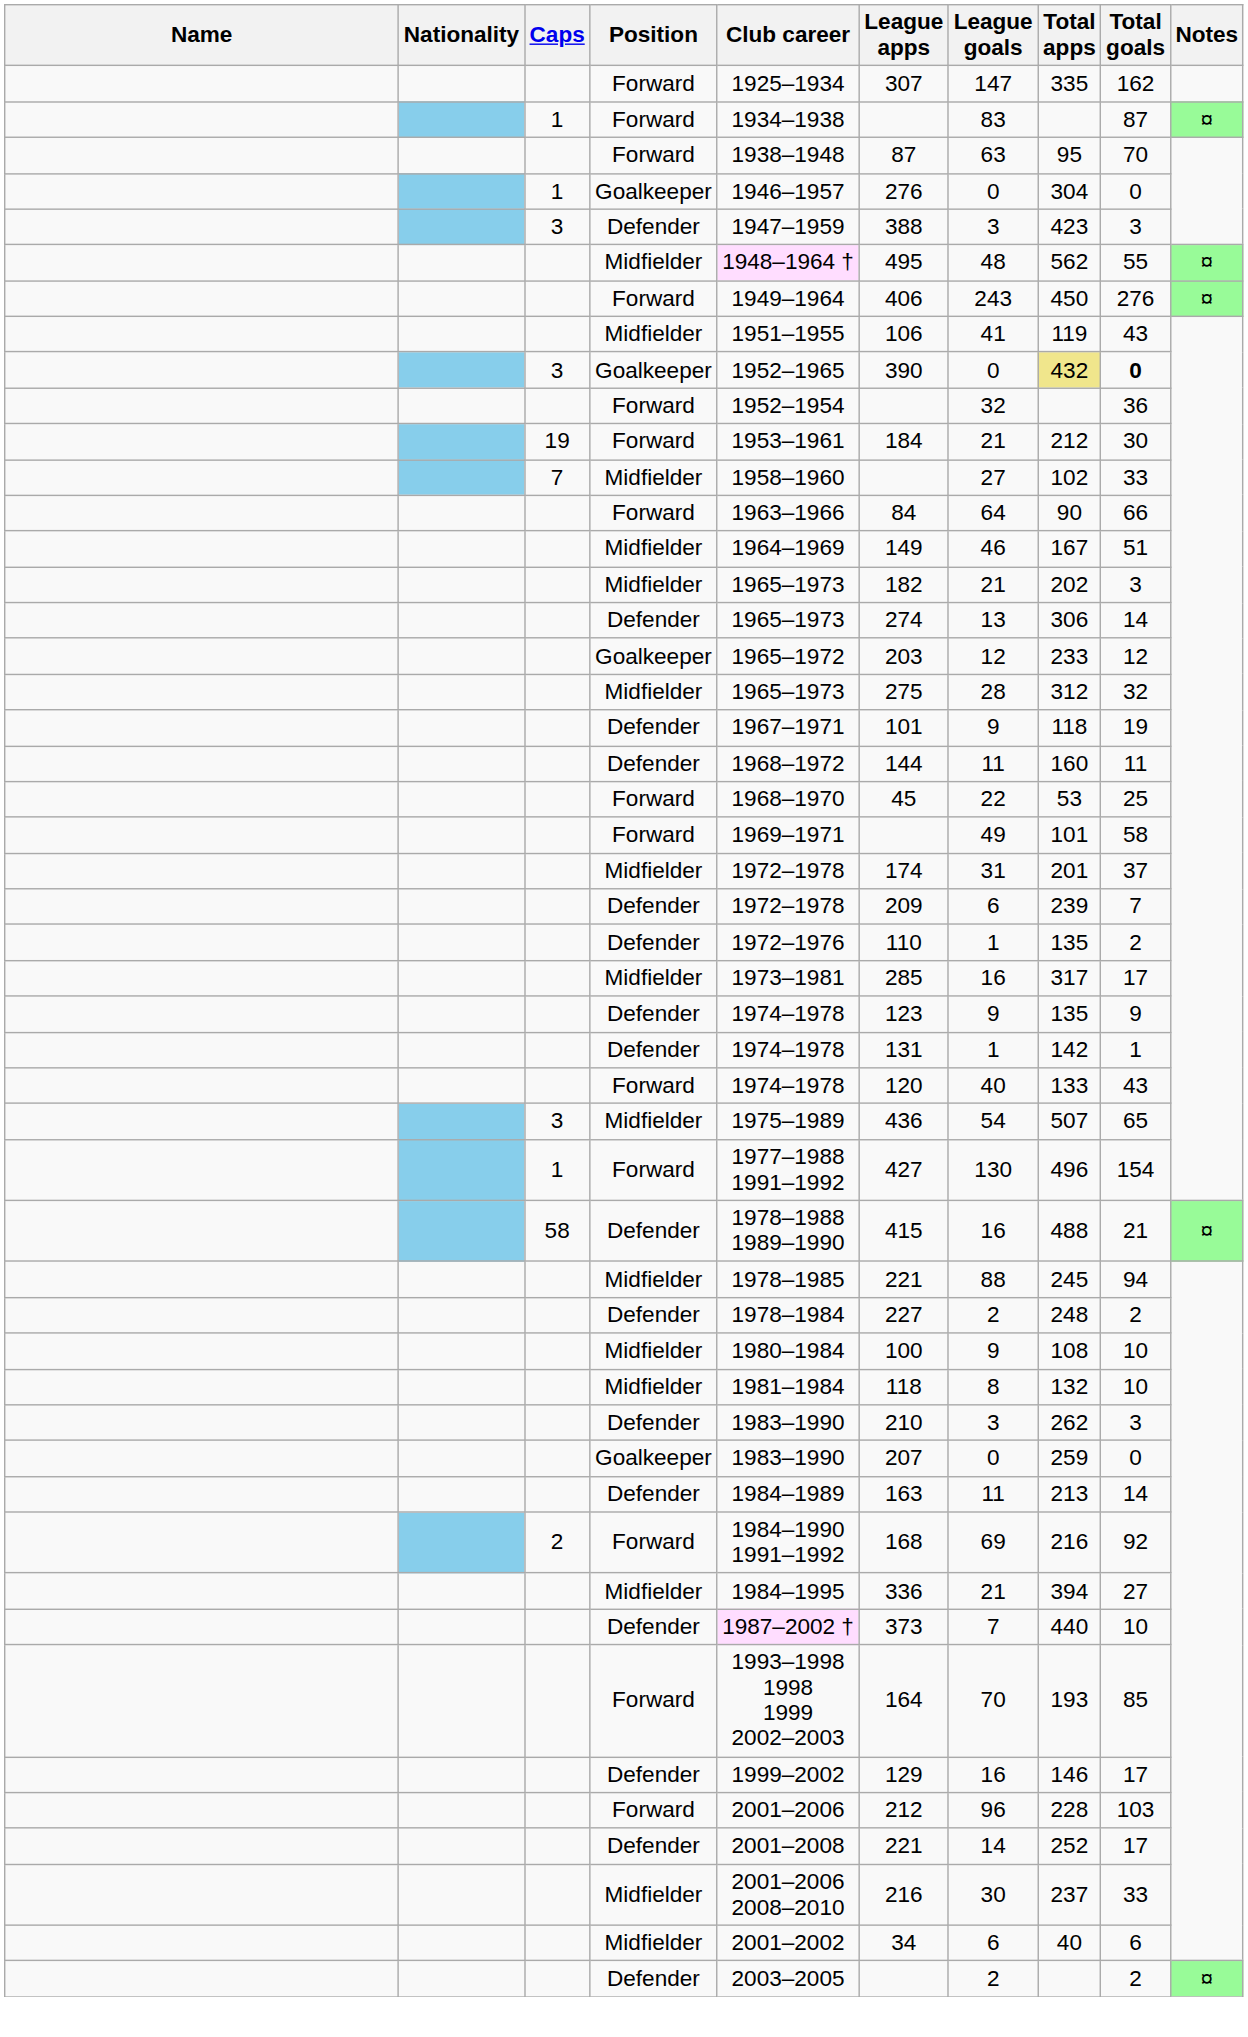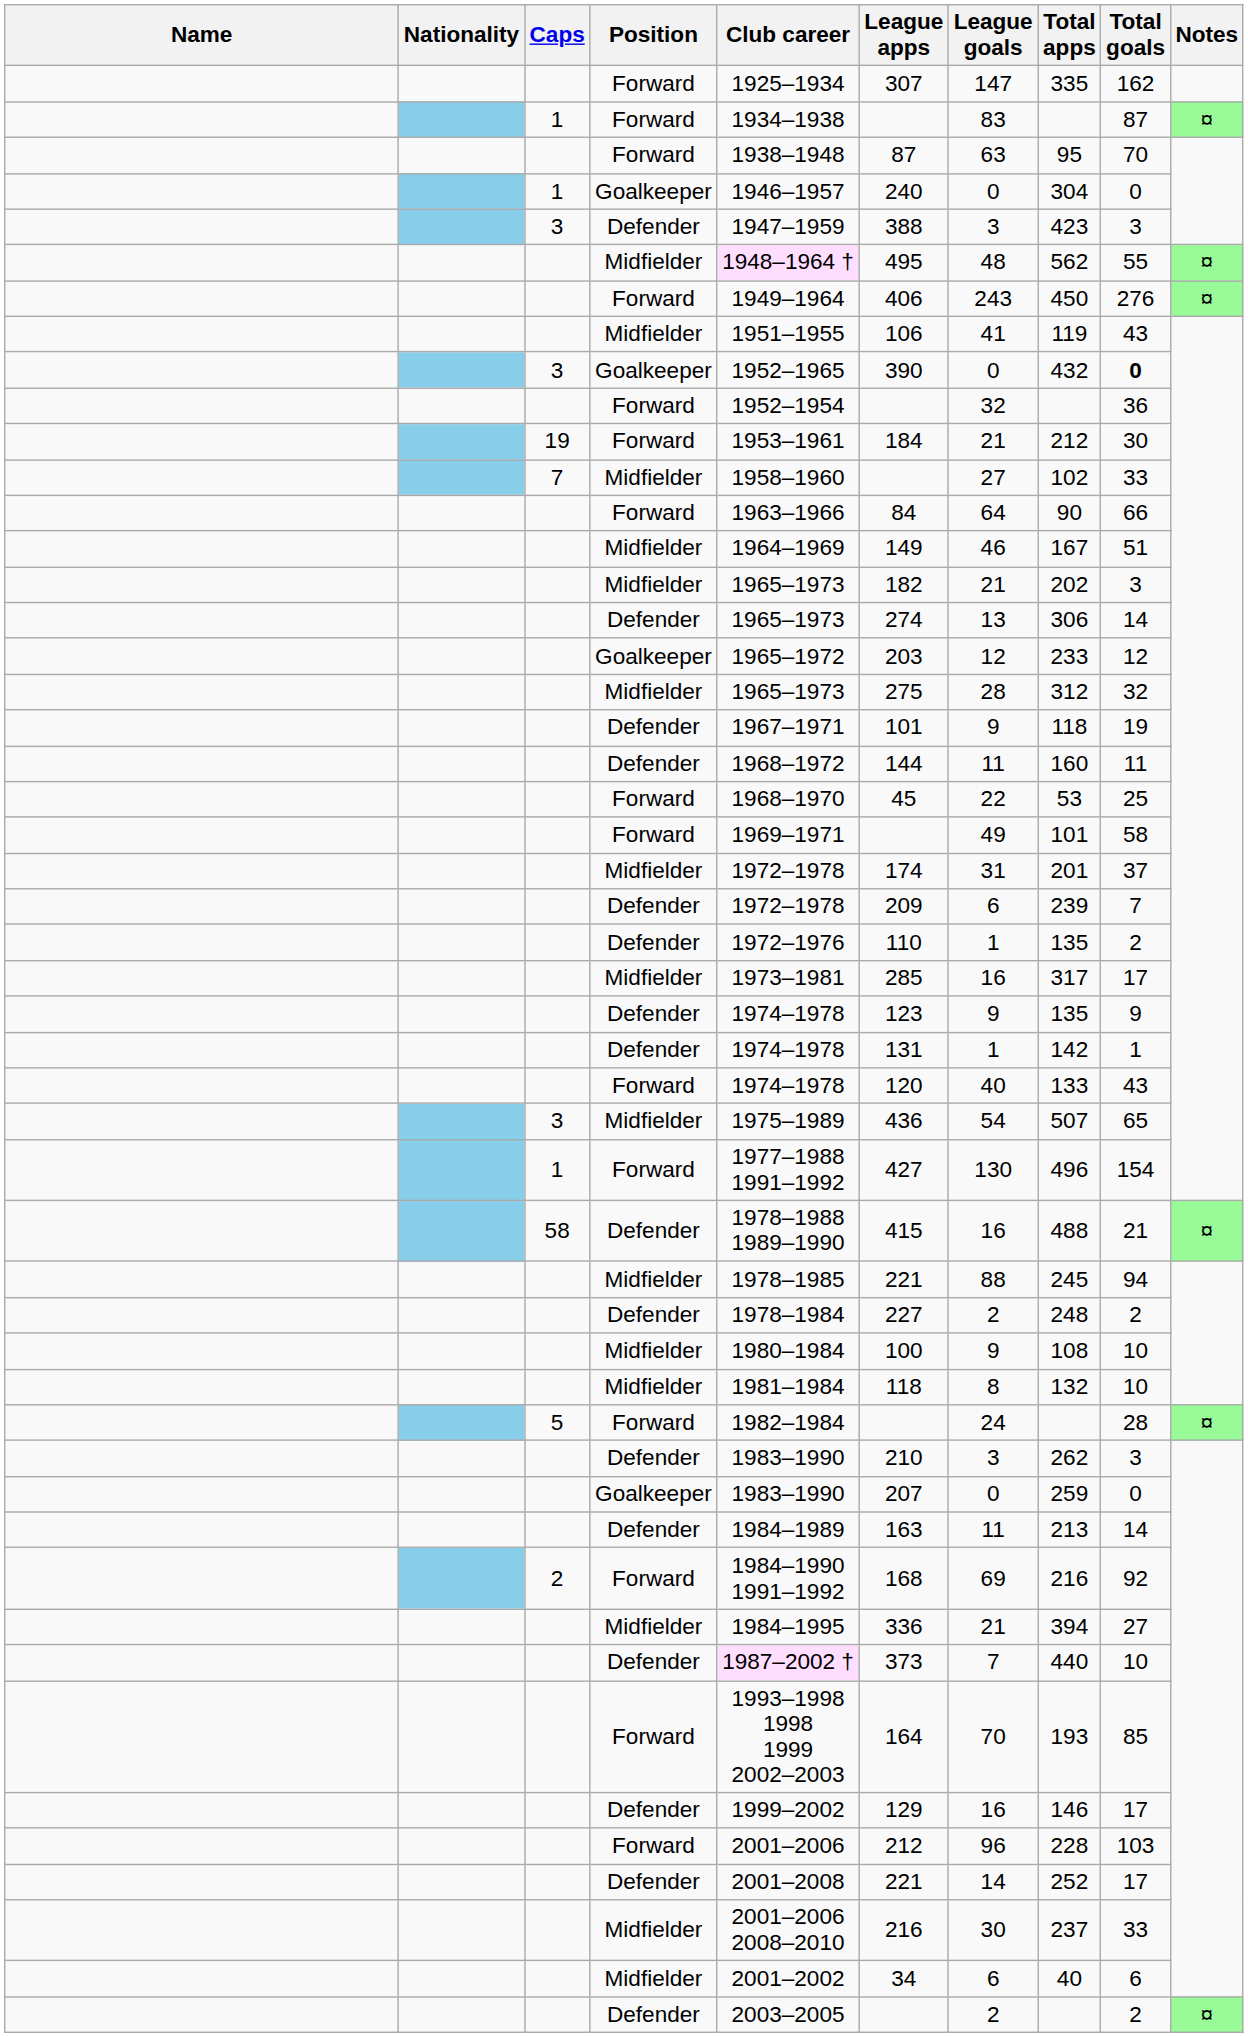(904, 190) 276 -> (904, 190) 240
(1069, 369) khaki background -> (1069, 369) no background
+ row: (557, 1422)
